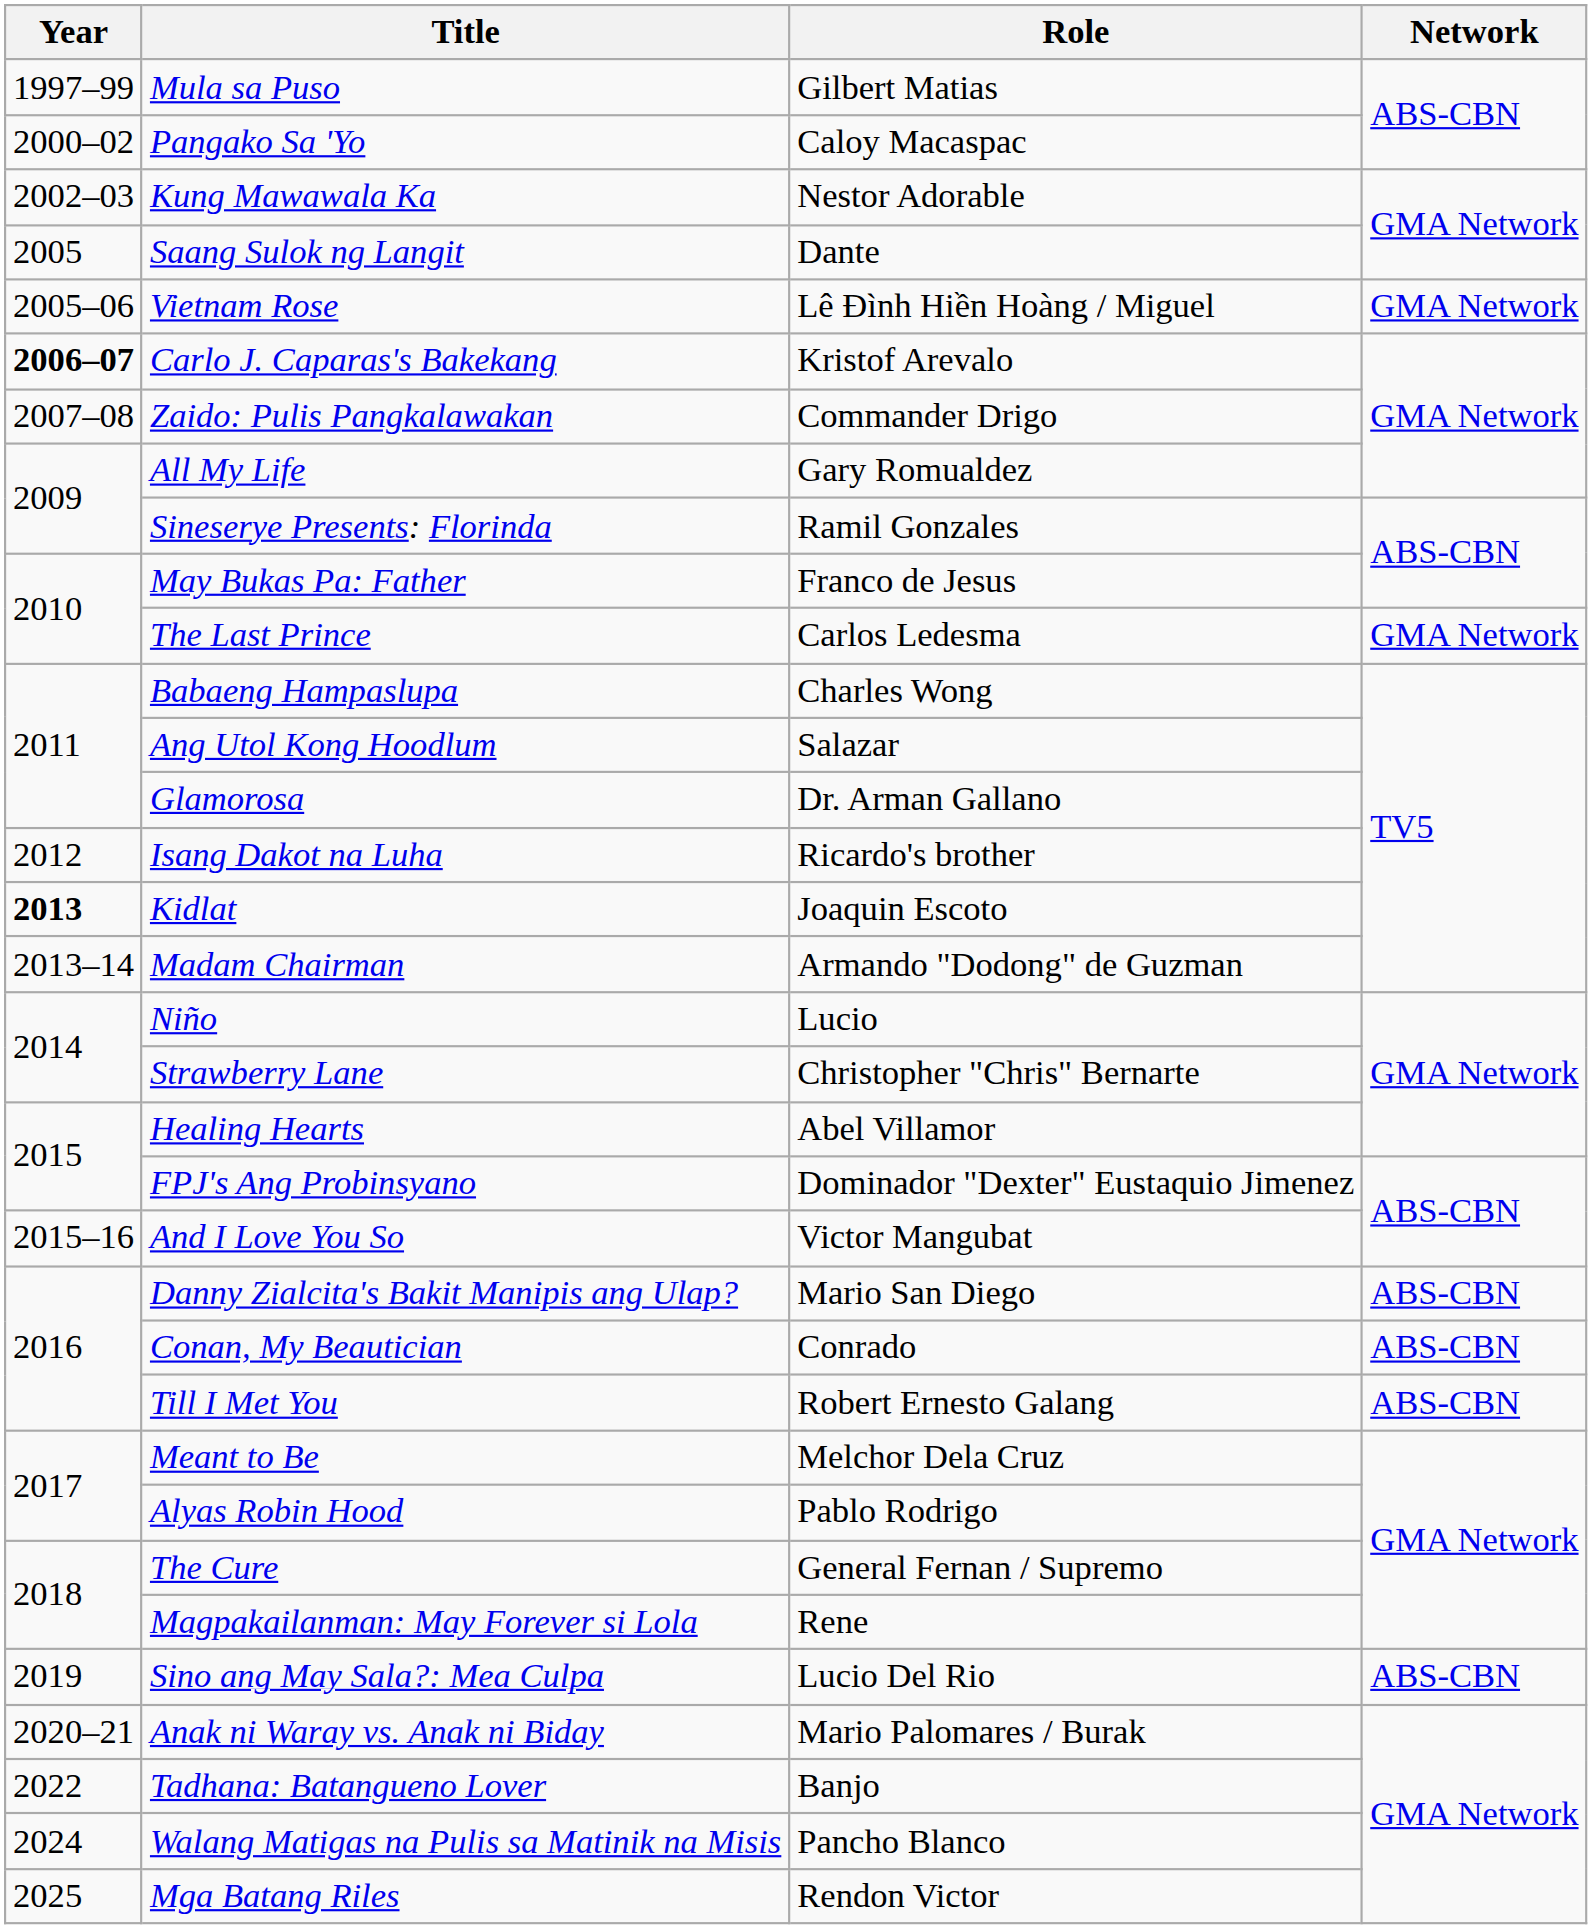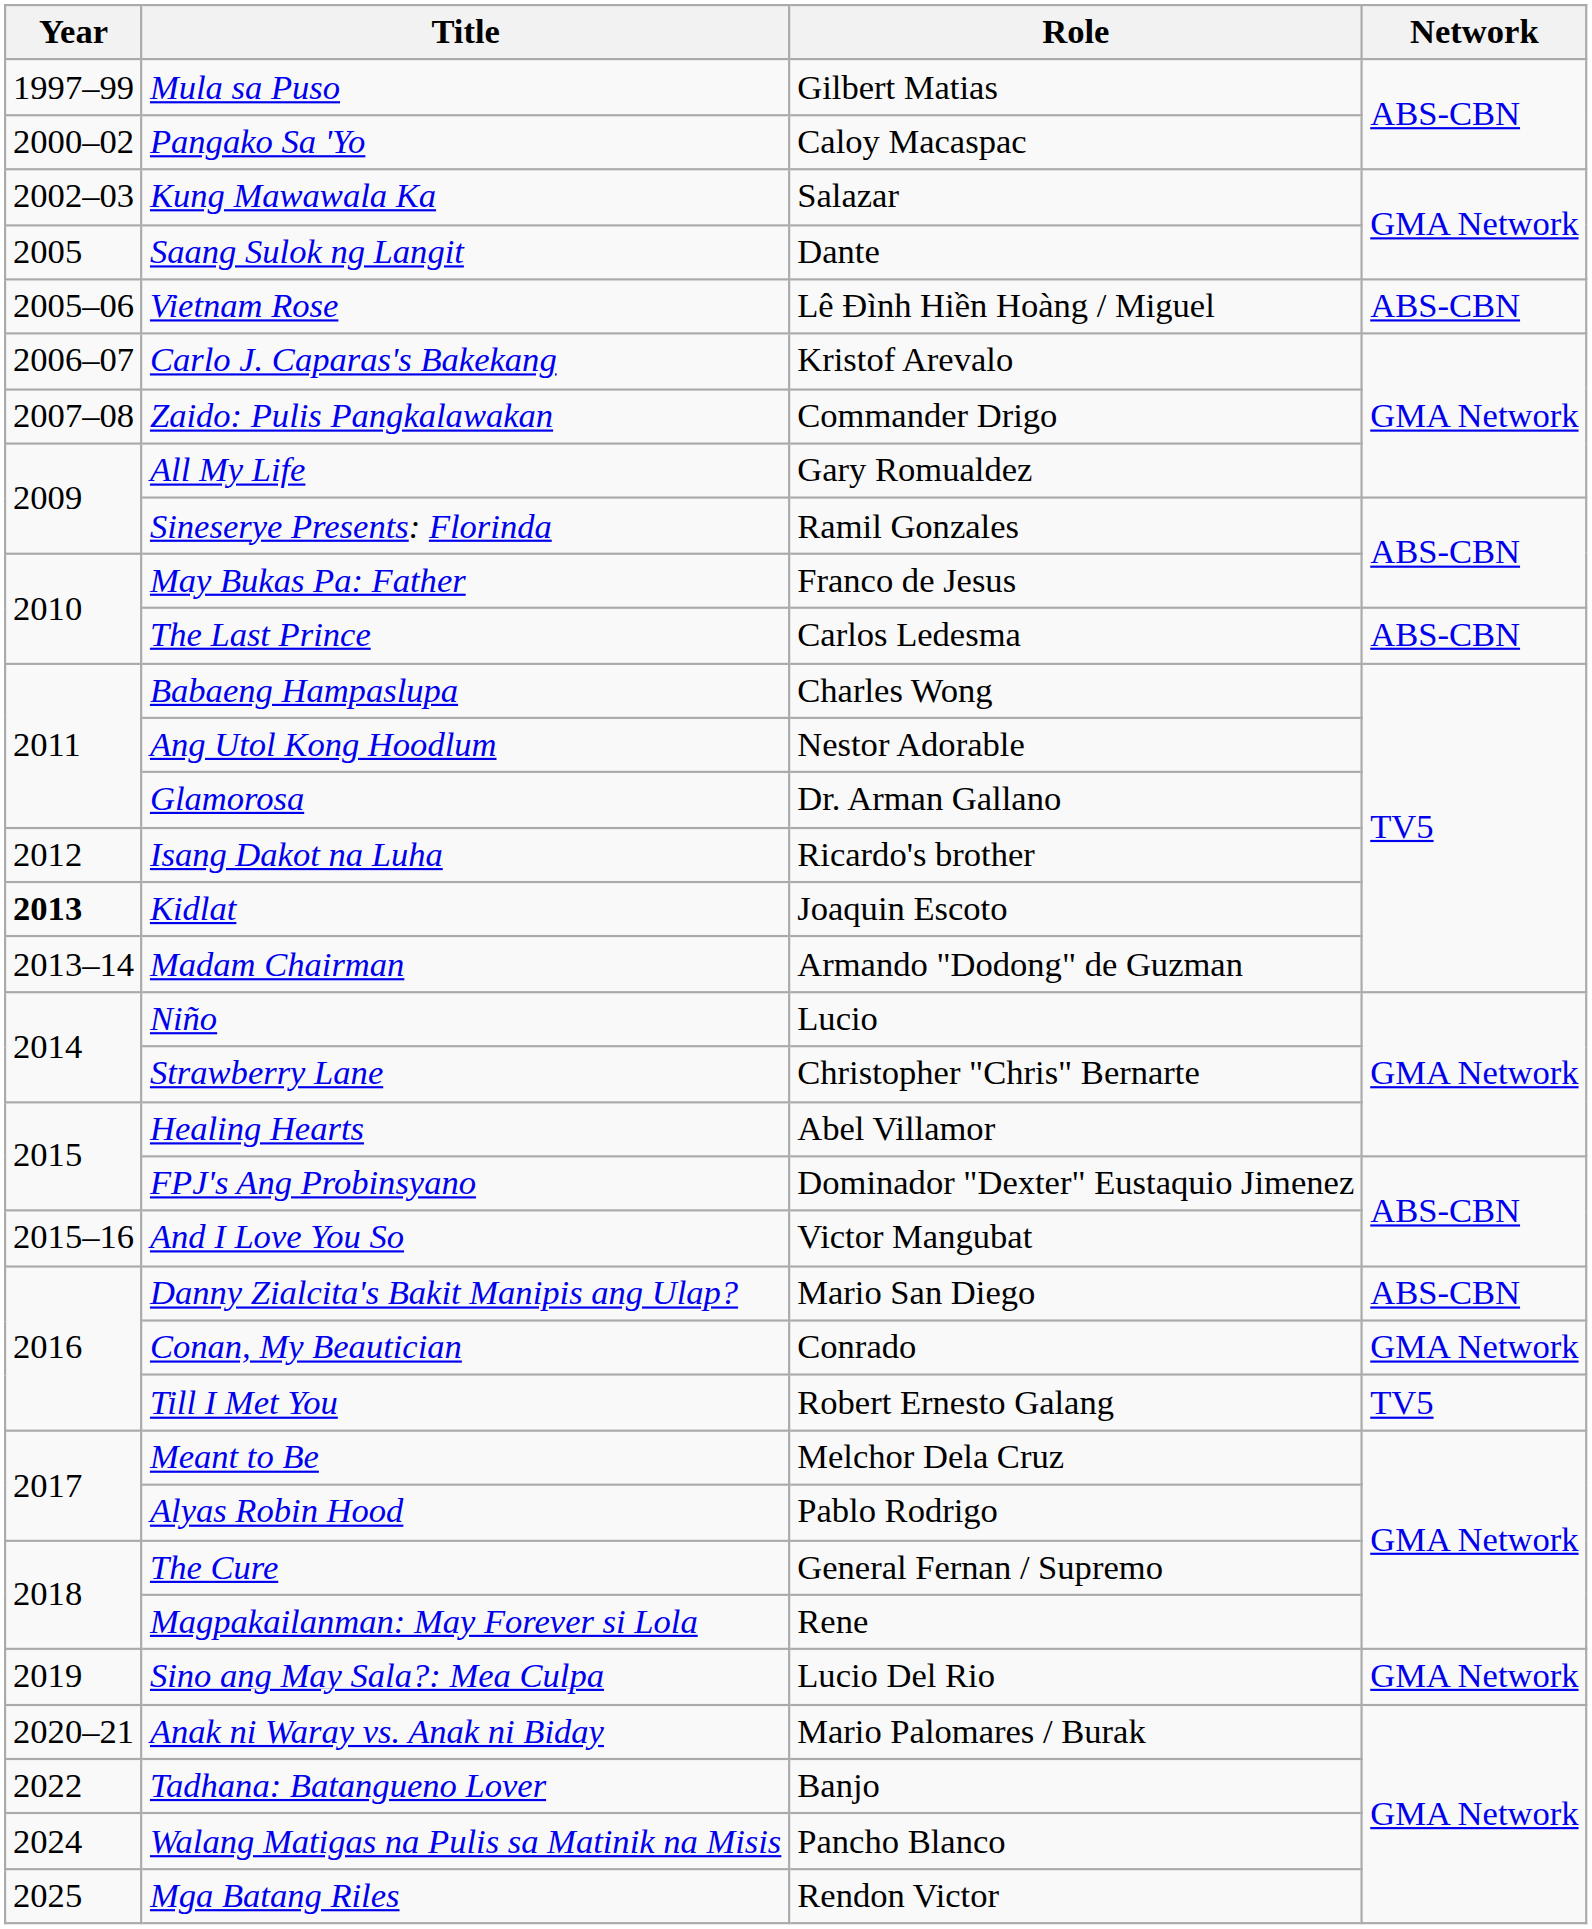(911, 196) Nestor Adorable -> (848, 196) Salazar
(1474, 305) GMA Network -> (1445, 305) ABS-CBN
(74, 360) bold -> (74, 360) normal
(1474, 634) GMA Network -> (1445, 634) ABS-CBN
(848, 744) Salazar -> (911, 744) Nestor Adorable
(1445, 1347) ABS-CBN -> (1474, 1347) GMA Network
(1445, 1402) ABS-CBN -> (1402, 1402) TV5
(1445, 1676) ABS-CBN -> (1474, 1676) GMA Network
